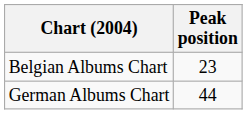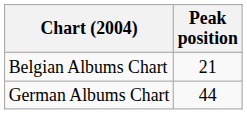(208, 66) 23 -> (208, 66) 21
